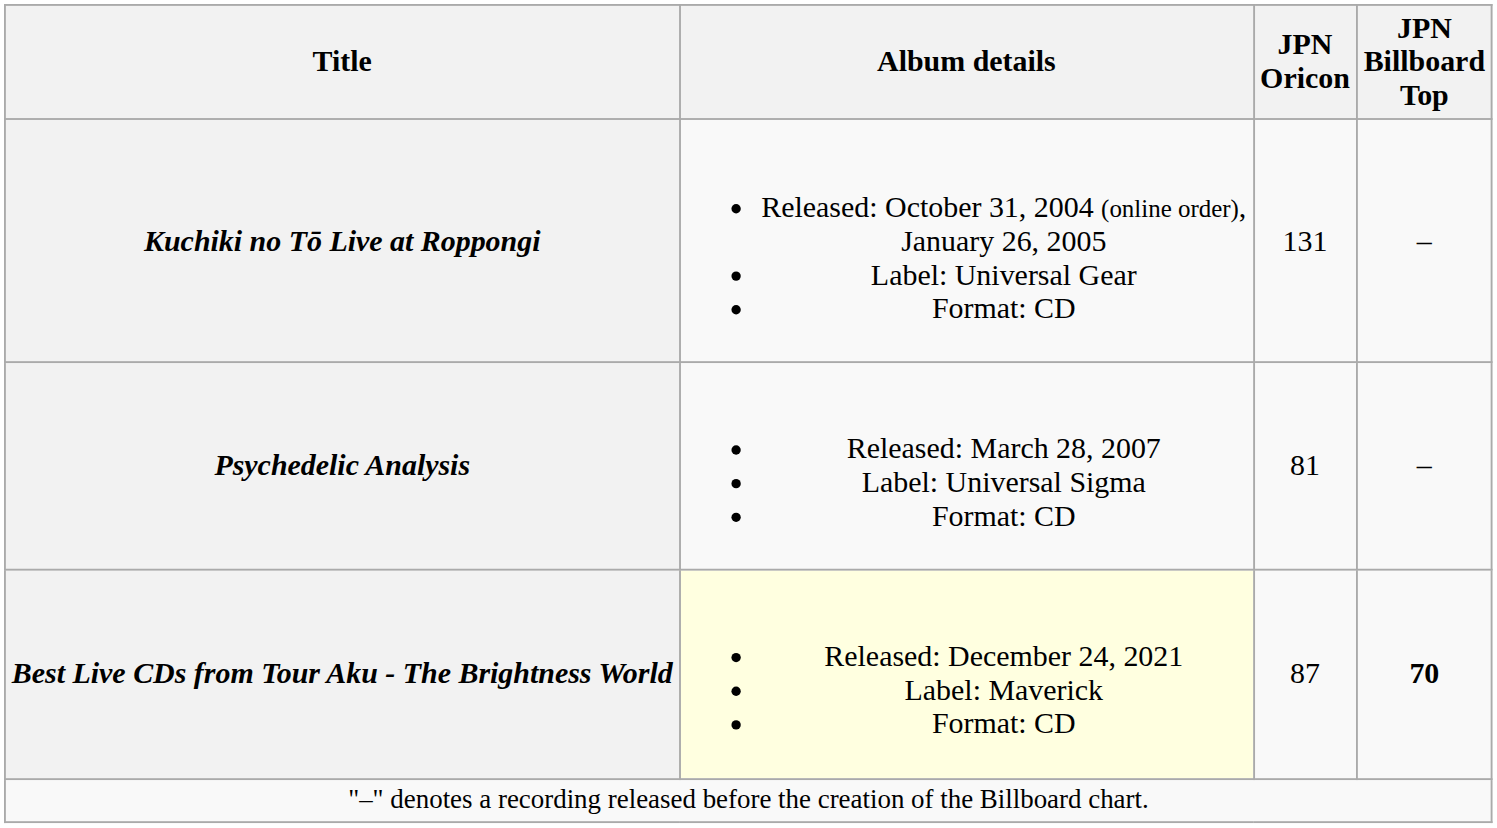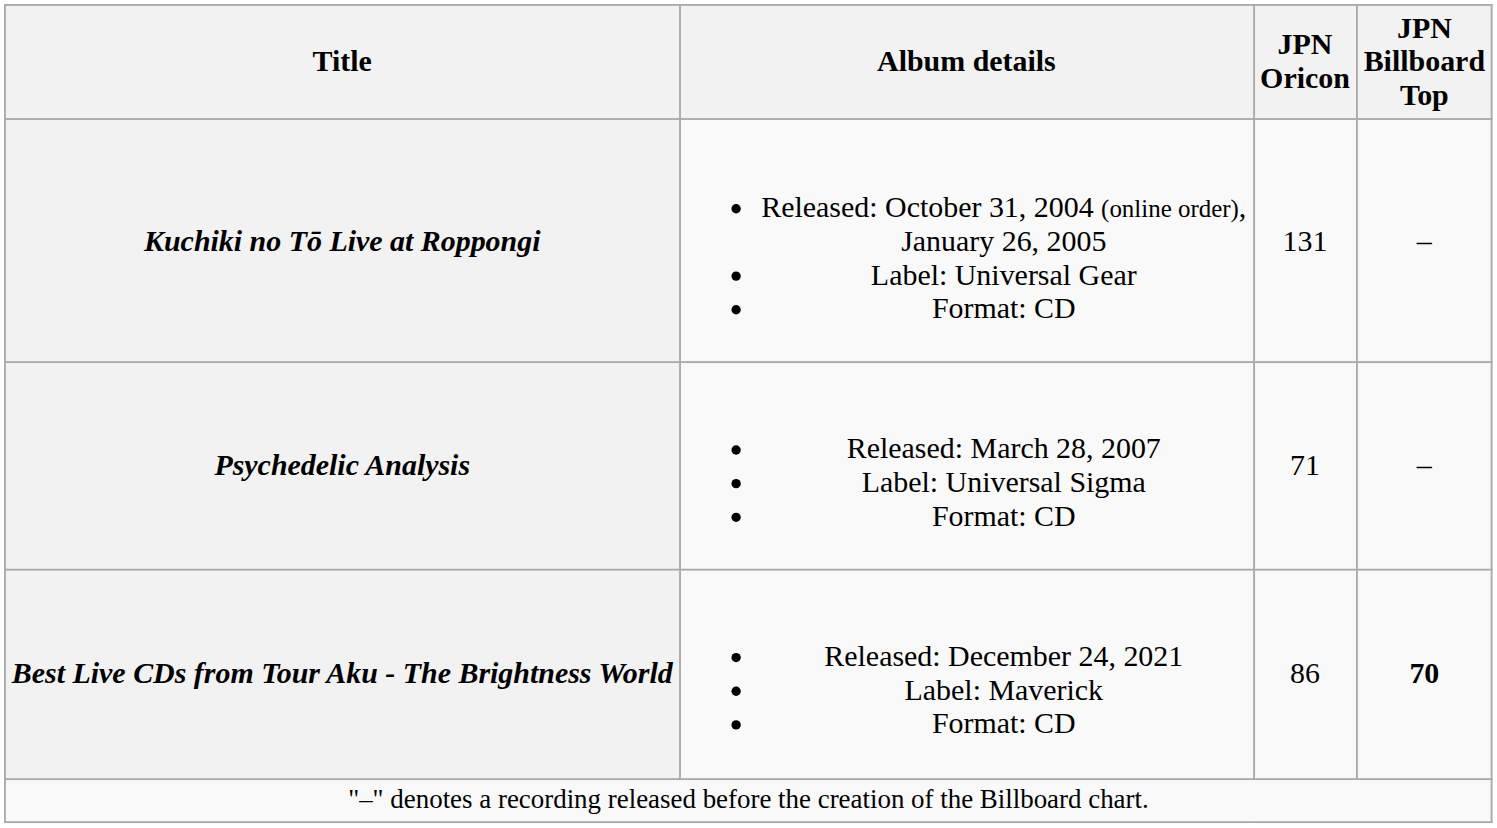(1305, 465) 81 -> (1305, 465) 71
(966, 691) lightyellow background -> (966, 691) no background
(1305, 673) 87 -> (1305, 673) 86
